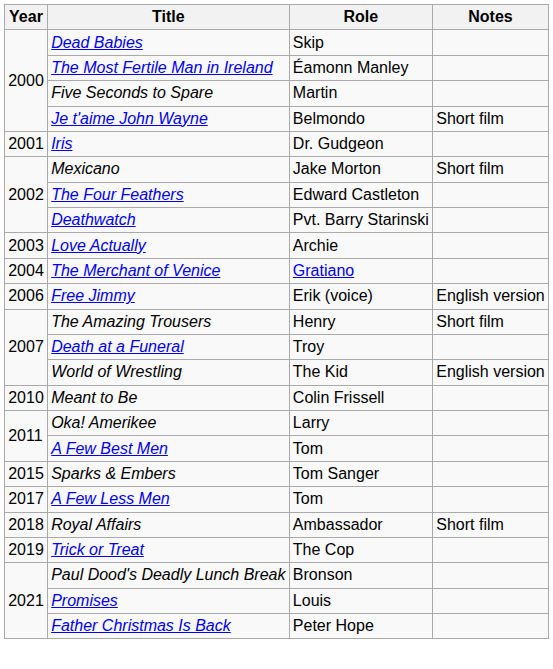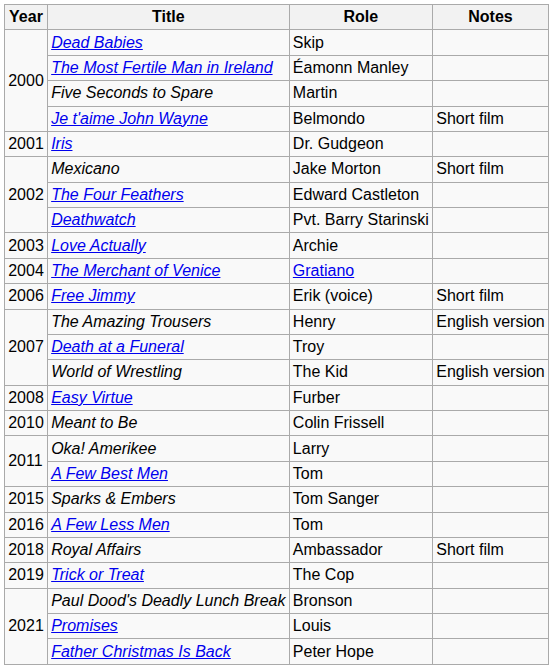(490, 296) English version -> (470, 296) Short film
(470, 321) Short film -> (490, 321) English version
+ row: (92, 397)
(26, 499) 2017 -> (26, 524) 2016
